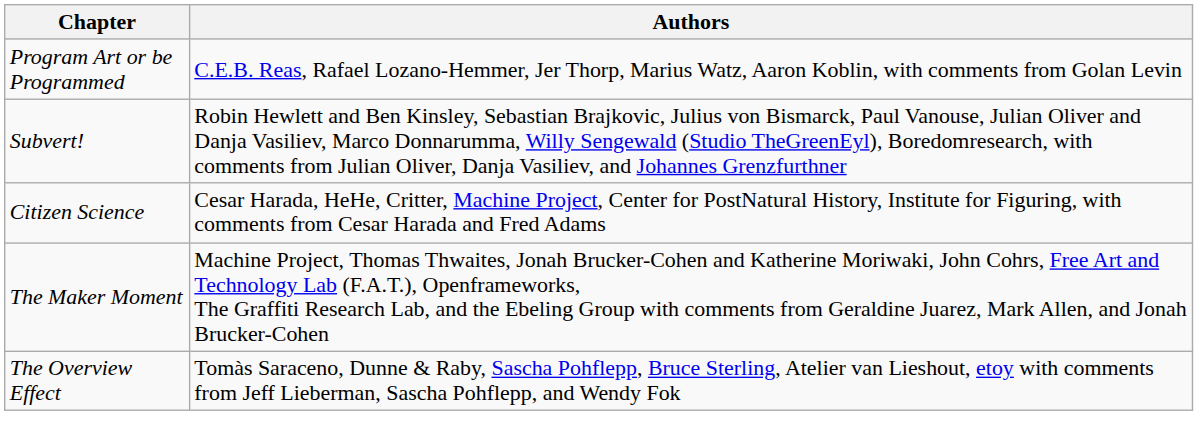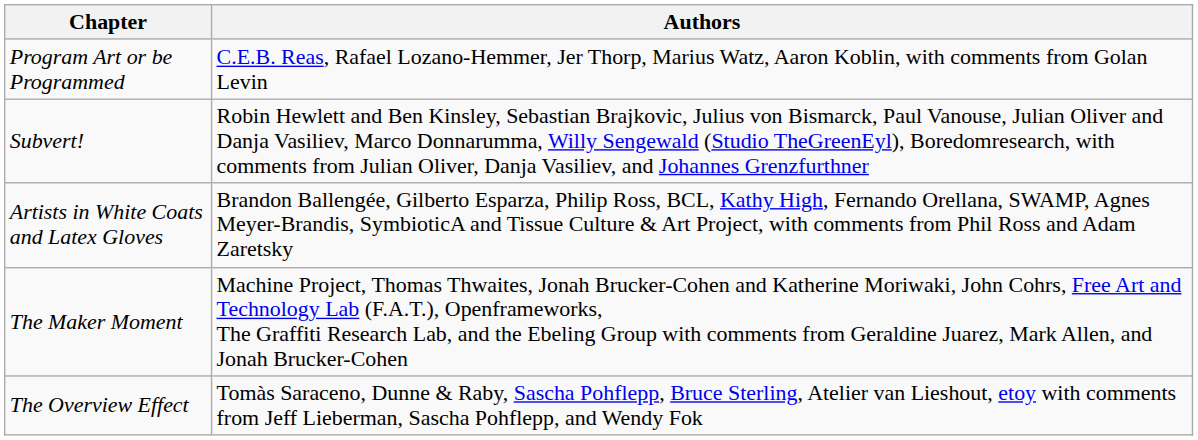- row: (77, 212)
+ row: (106, 224)
